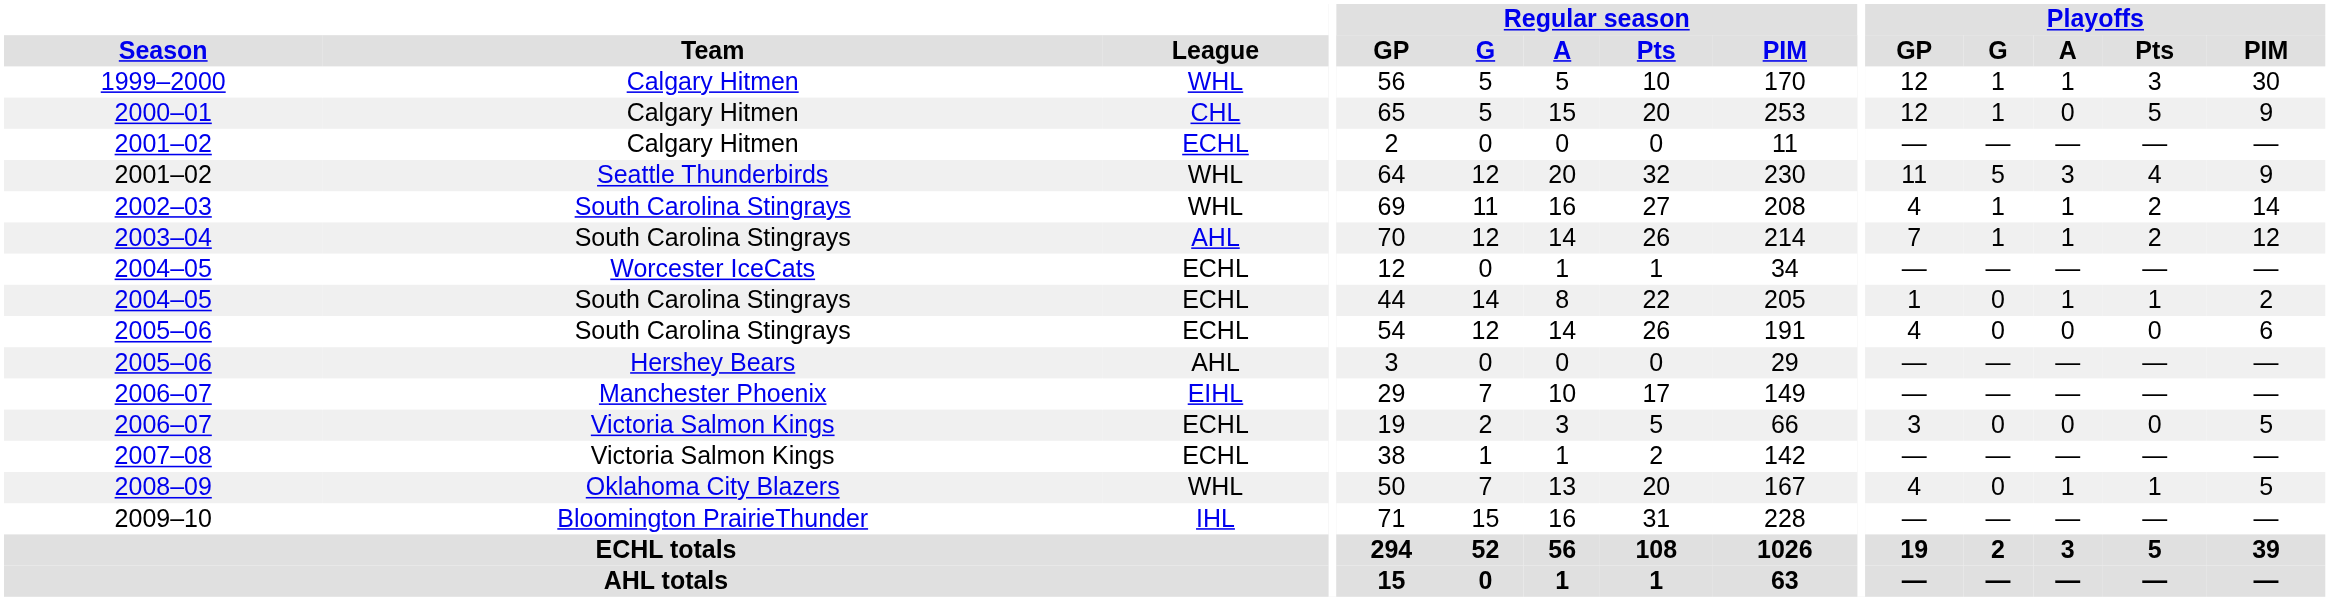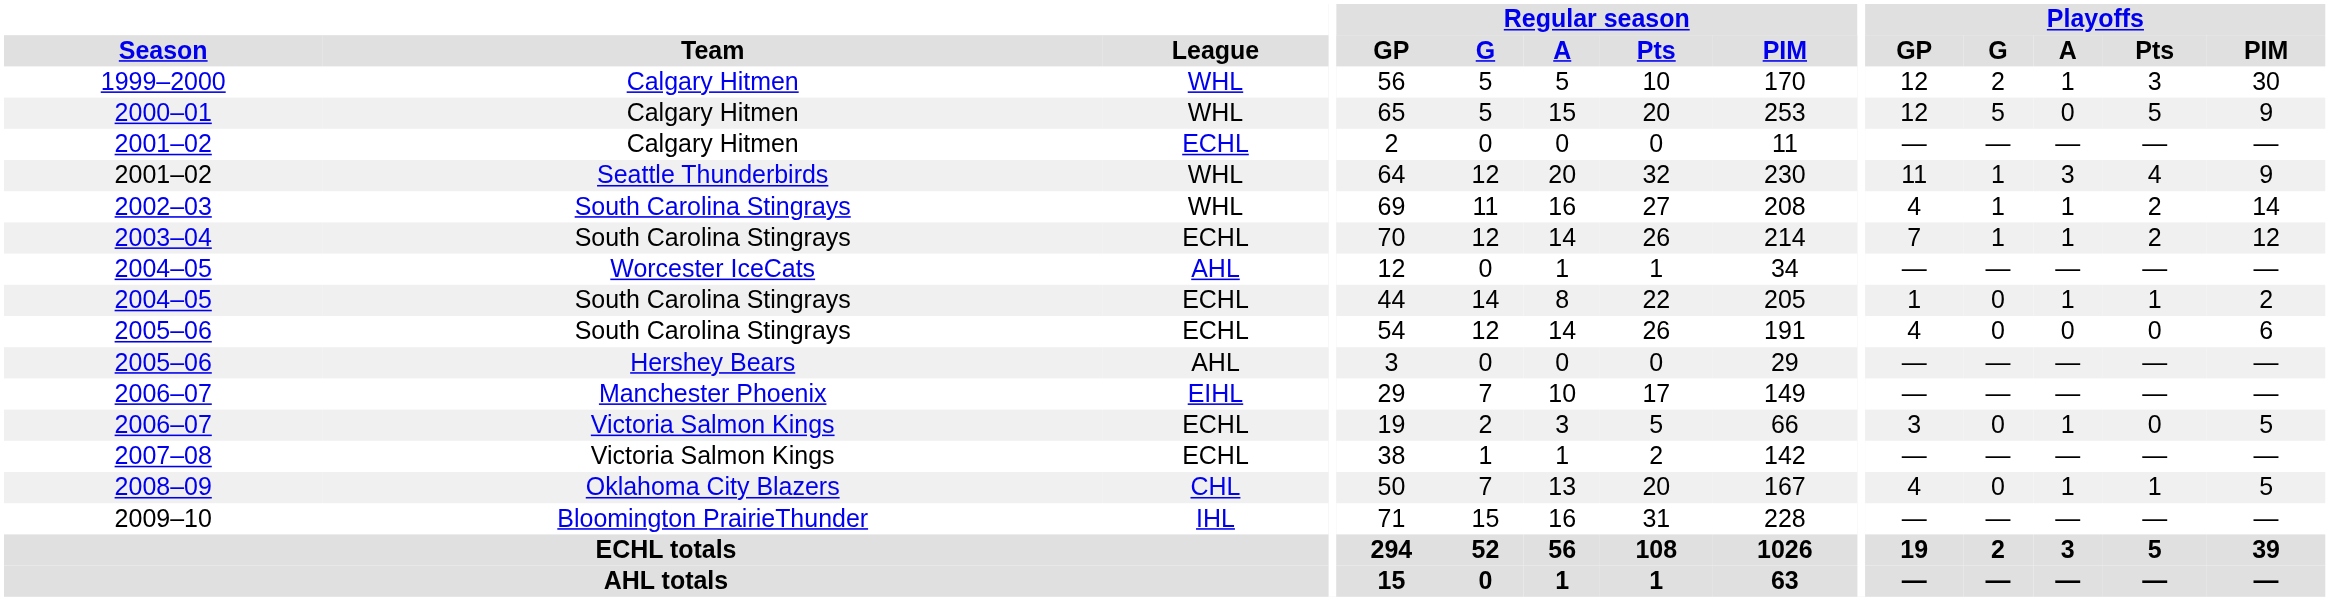(1998, 81) 1 -> (1998, 81) 2
(1215, 112) CHL -> (1215, 112) WHL
(1998, 112) 1 -> (1998, 112) 5
(1998, 175) 5 -> (1998, 175) 1
(1215, 237) AHL -> (1215, 237) ECHL
(1215, 268) ECHL -> (1215, 268) AHL
(2068, 424) 0 -> (2068, 424) 1
(1215, 487) WHL -> (1215, 487) CHL
